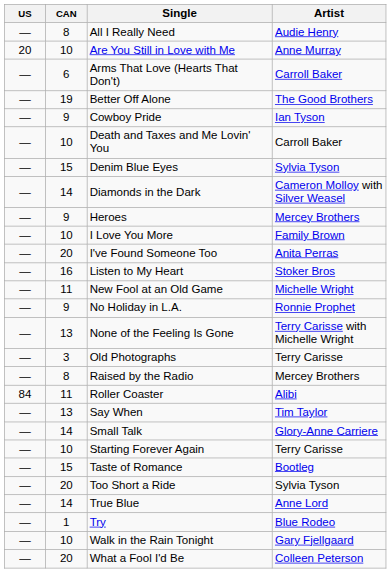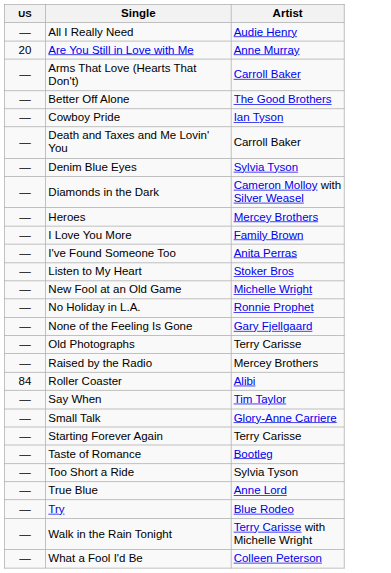- column: (66, 14)
(321, 333) Terry Carisse with Michelle Wright -> (273, 326) Gary Fjellgaard
(314, 540) Gary Fjellgaard -> (279, 534) Terry Carisse with Michelle Wright
